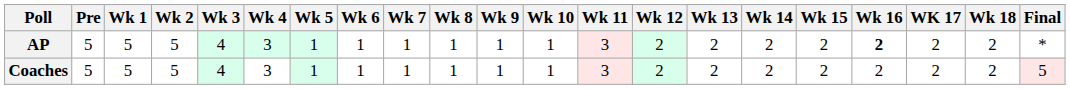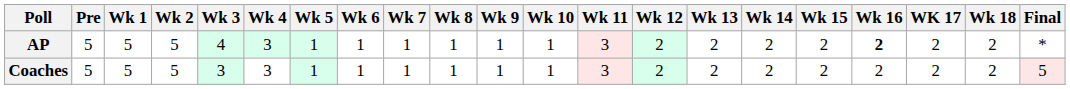(221, 71) 4 -> (221, 71) 3
